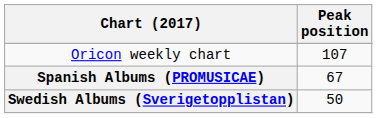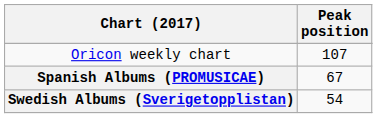(335, 101) 50 -> (335, 101) 54
